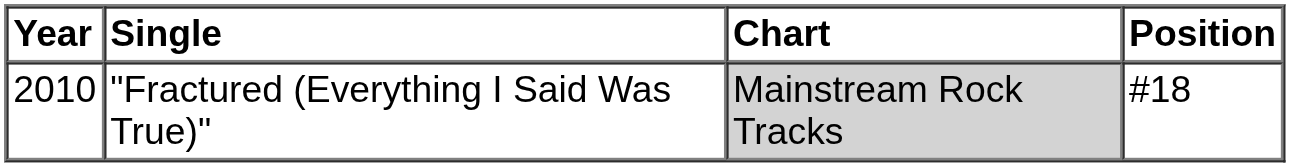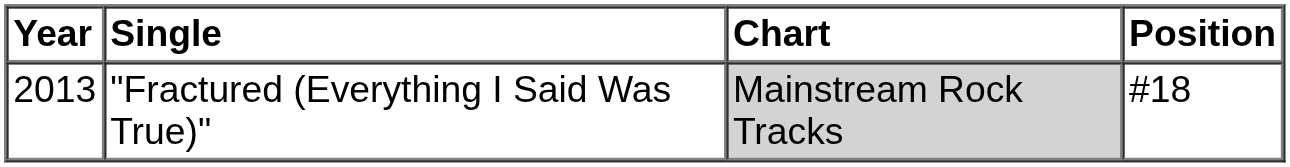(55, 89) 2010 -> (55, 89) 2013
